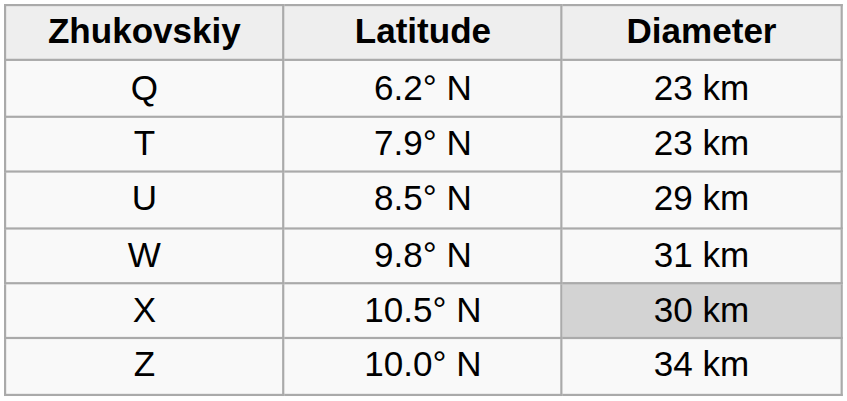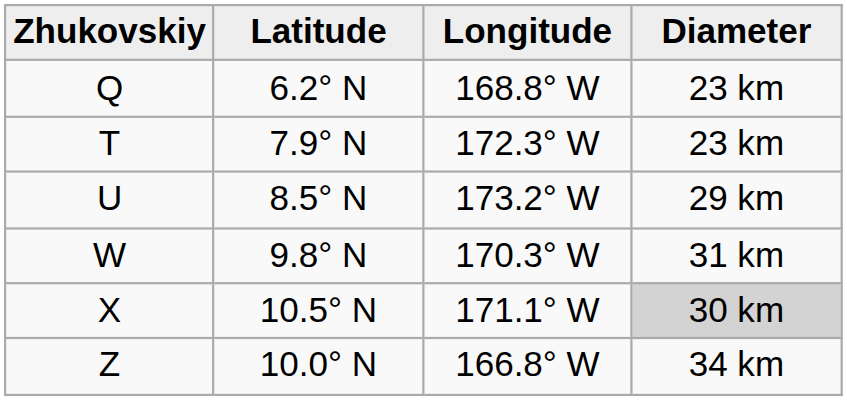+ column: (527, 32)
